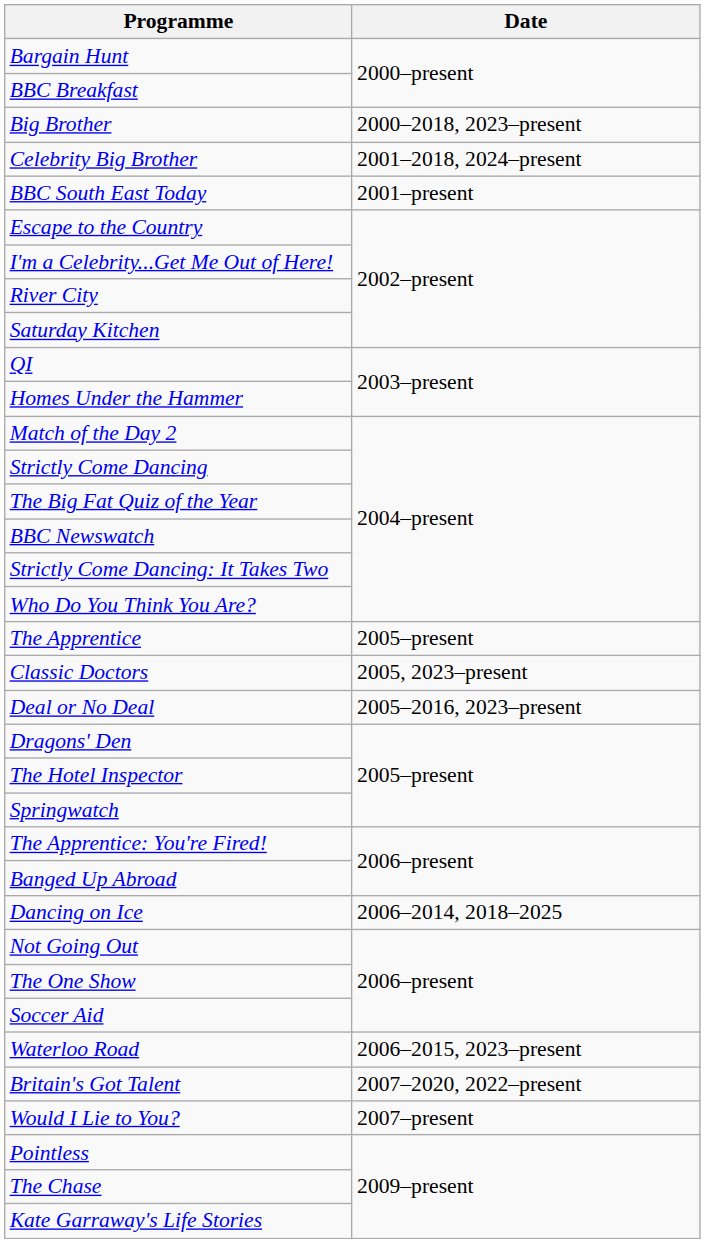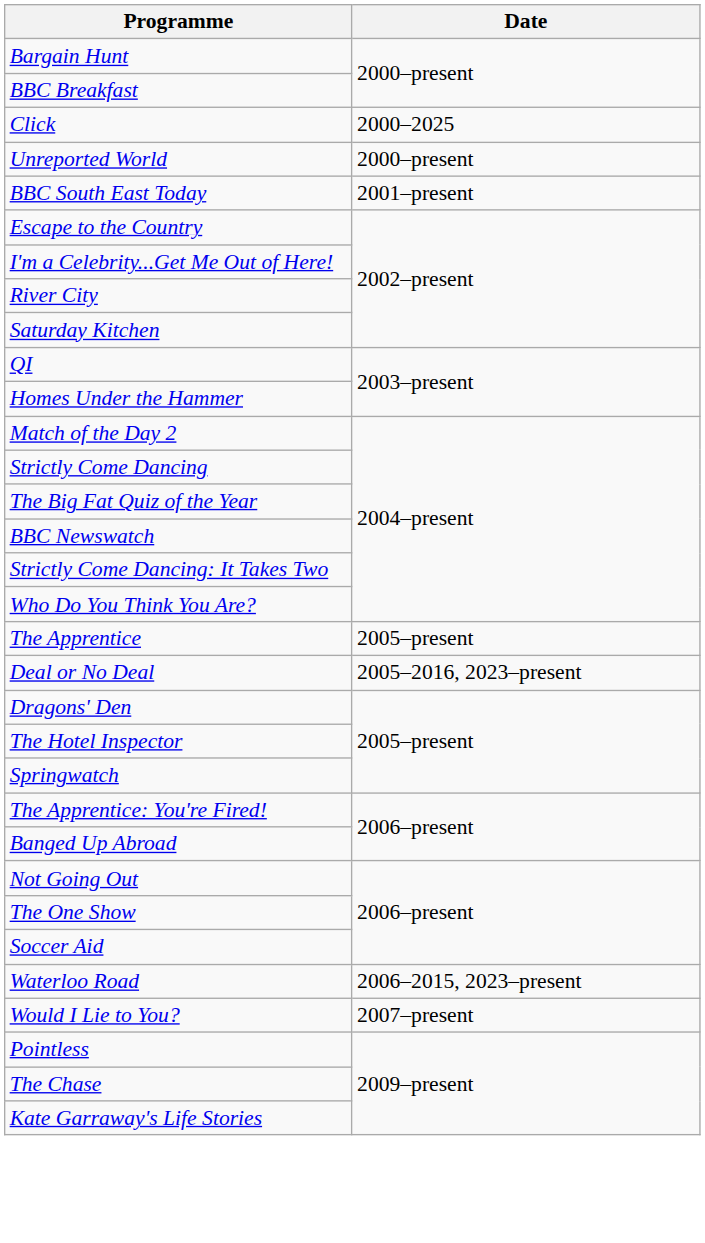- row: (61, 124)
- row: (103, 158)
+ row: (32, 124)
+ row: (88, 158)
- row: (79, 672)
- row: (76, 912)
- row: (95, 1083)
